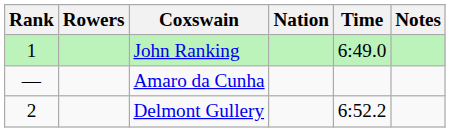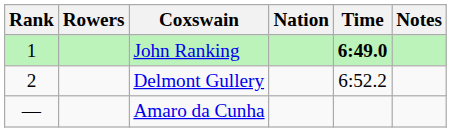(362, 50) normal -> (363, 50) bold
rows swapped: (199, 111) <-> (199, 80)
